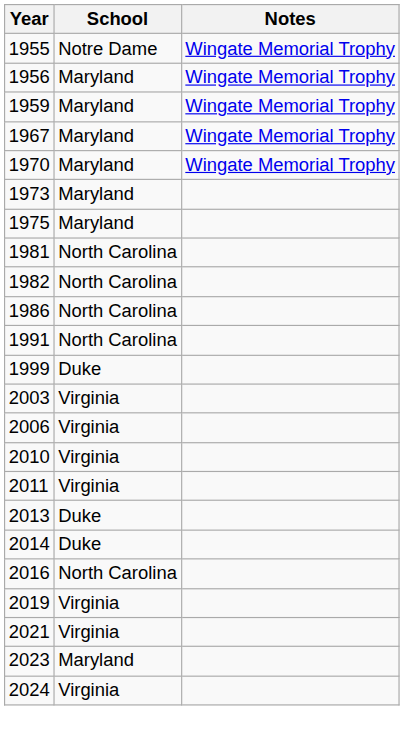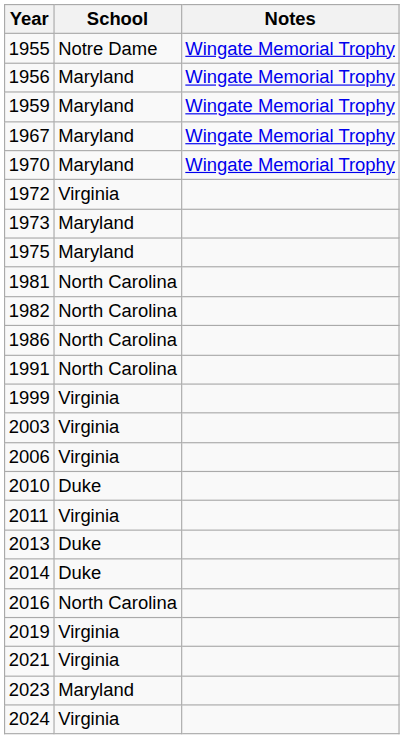+ row: (29, 194)
(80, 369) Duke -> (89, 398) Virginia
(89, 456) Virginia -> (80, 485) Duke
